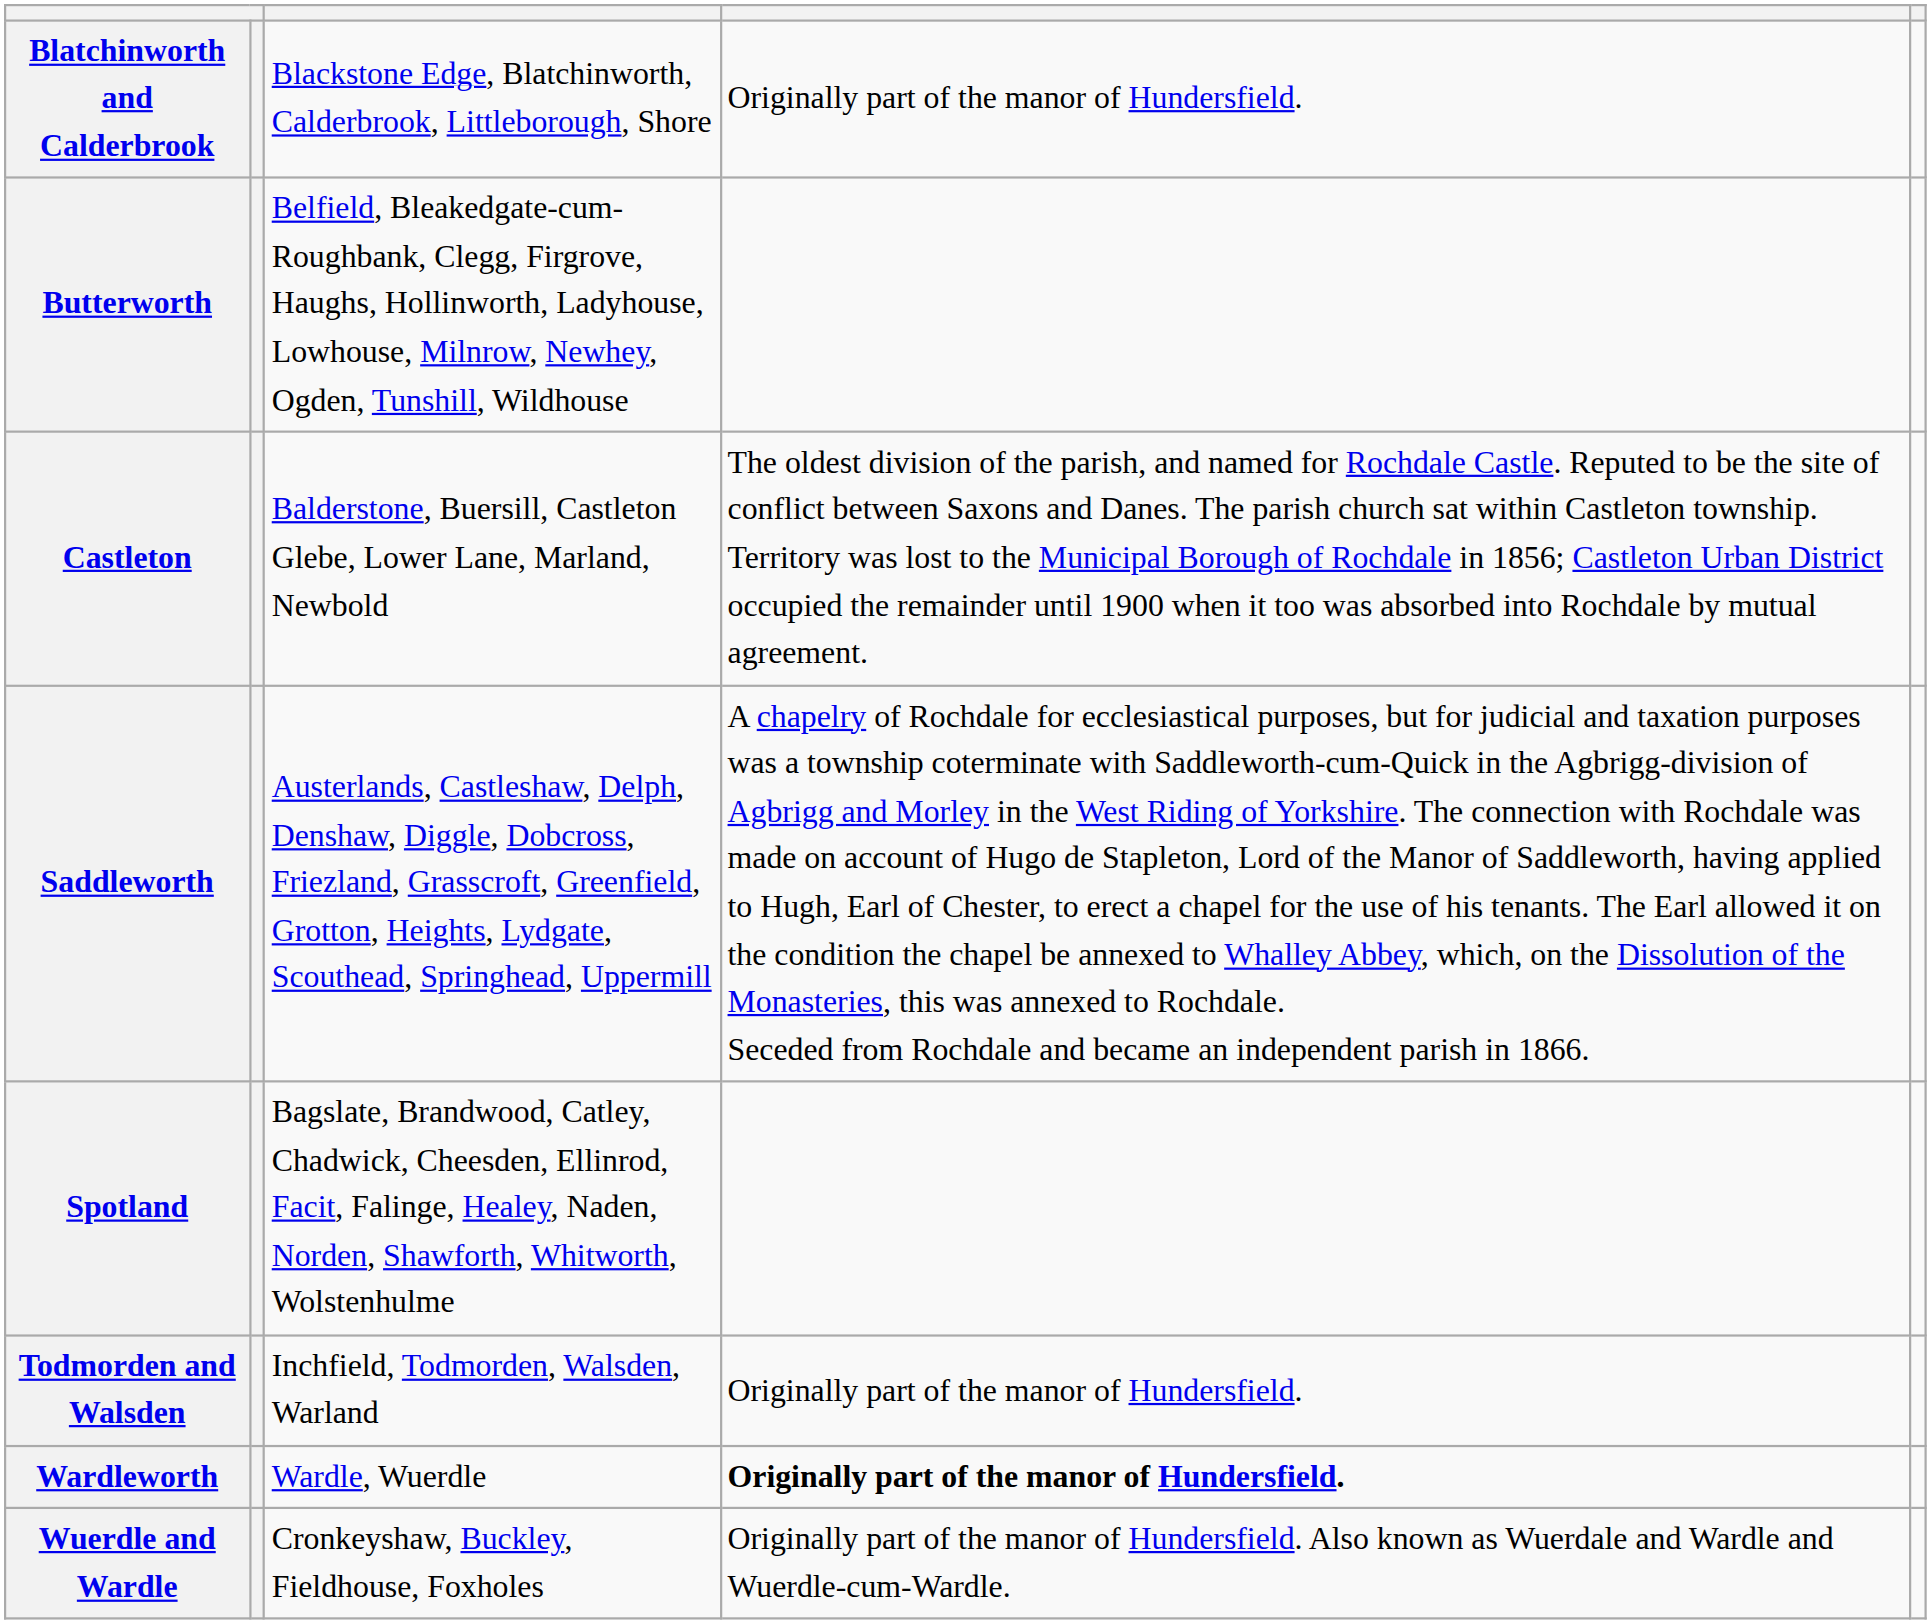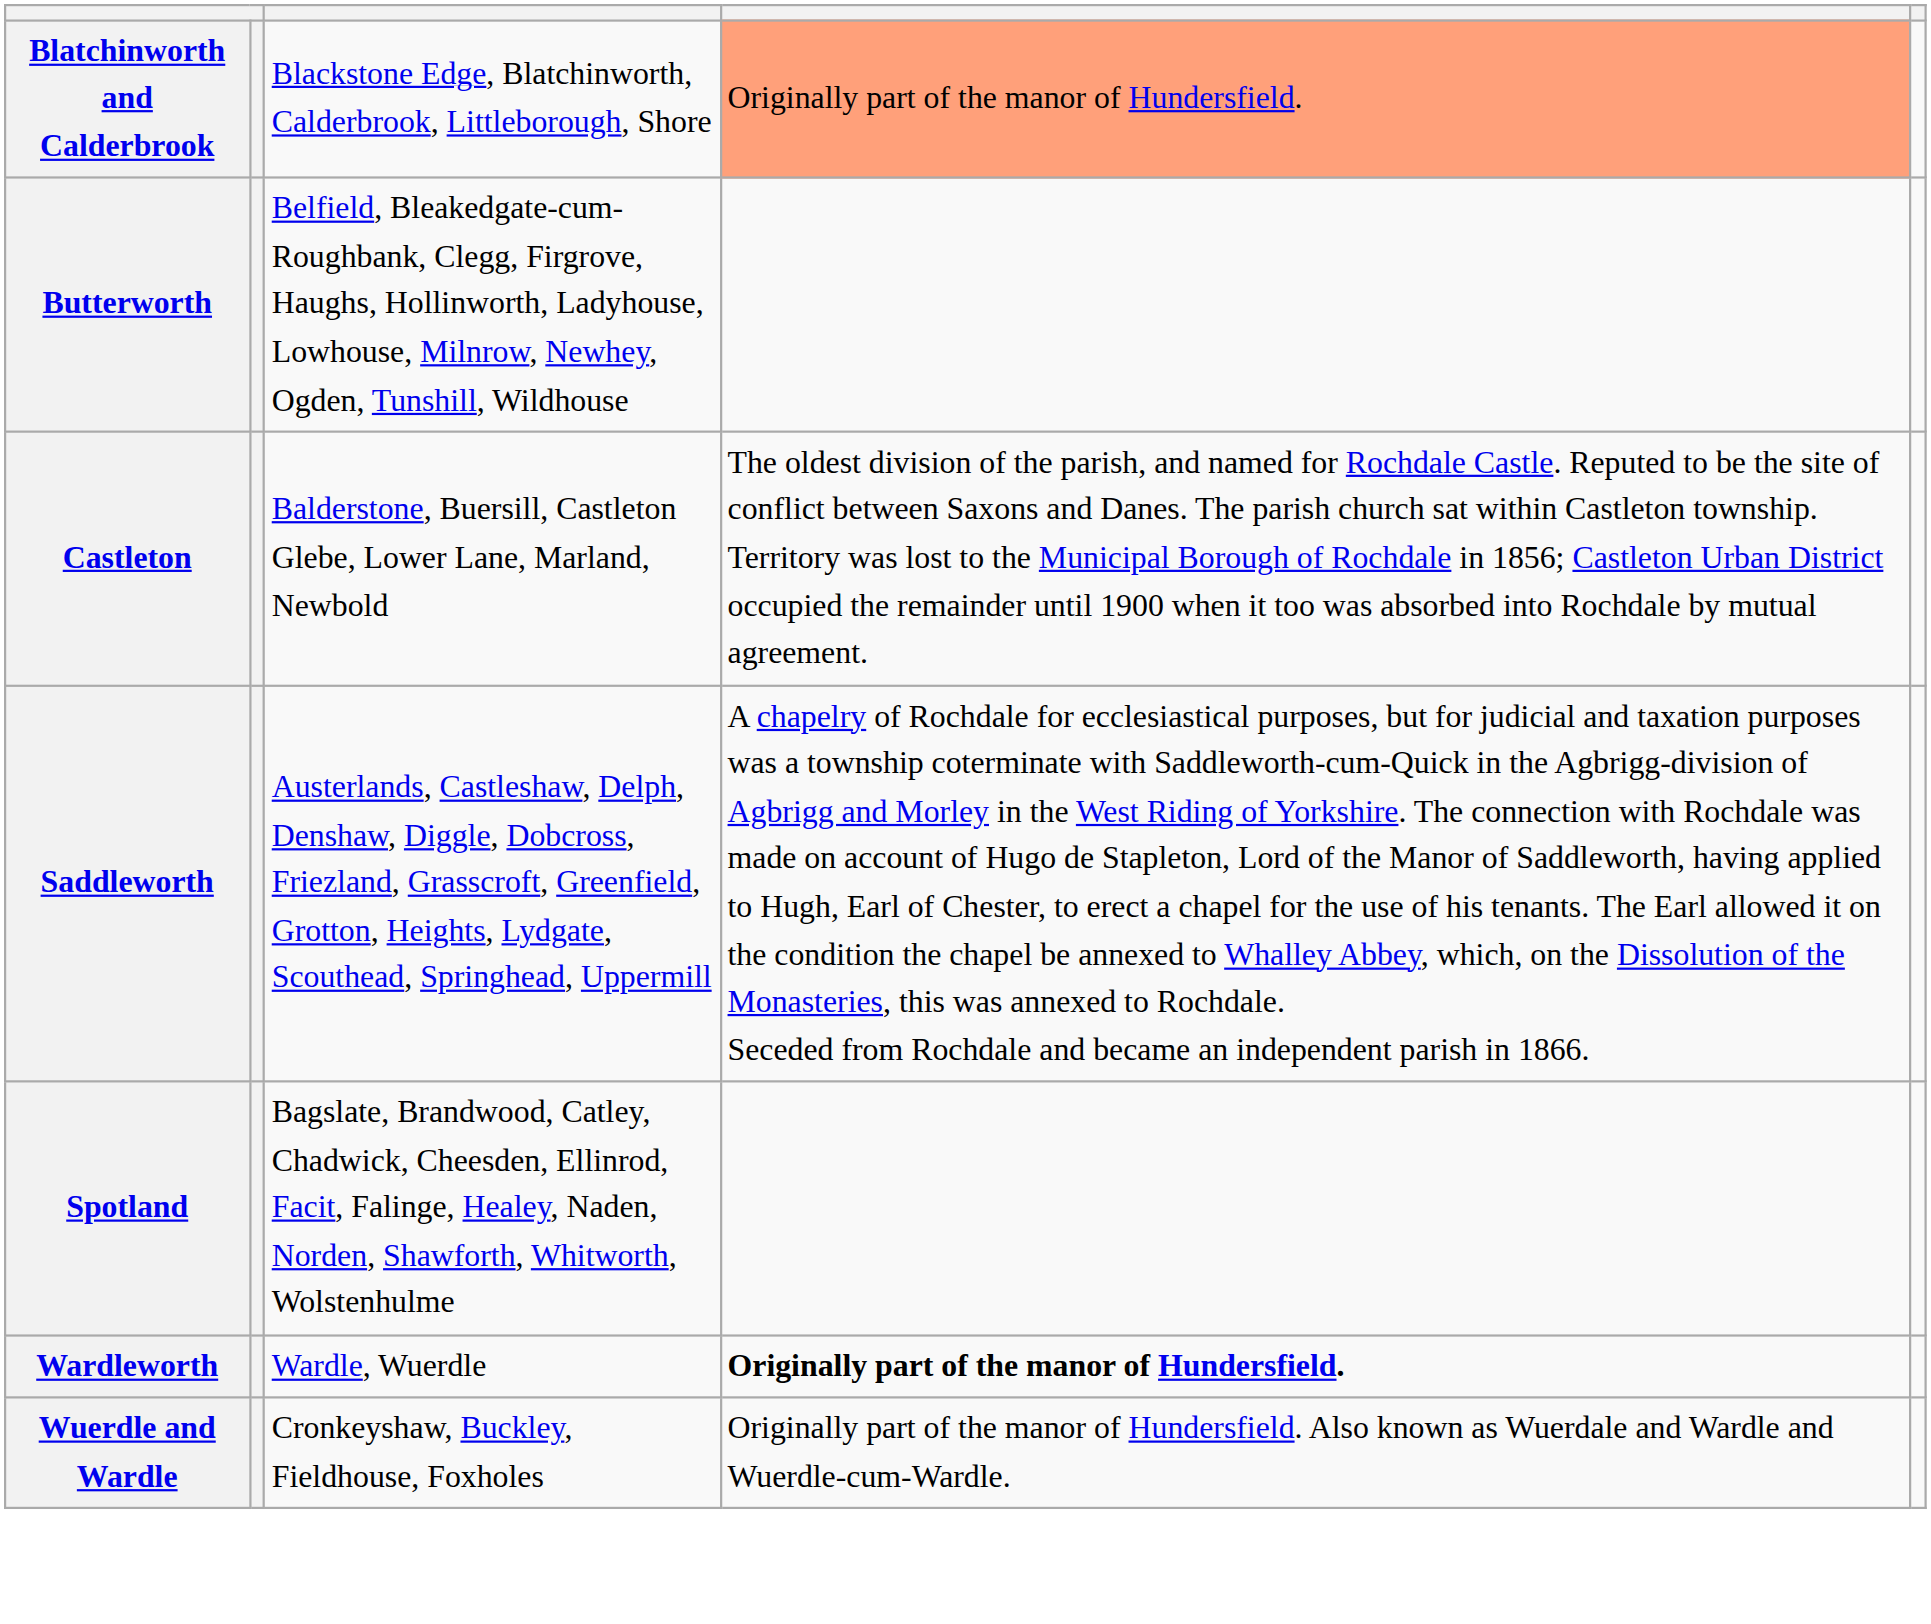(1015, 98) no background -> (1015, 98) lightsalmon background
- row: (127, 1389)
